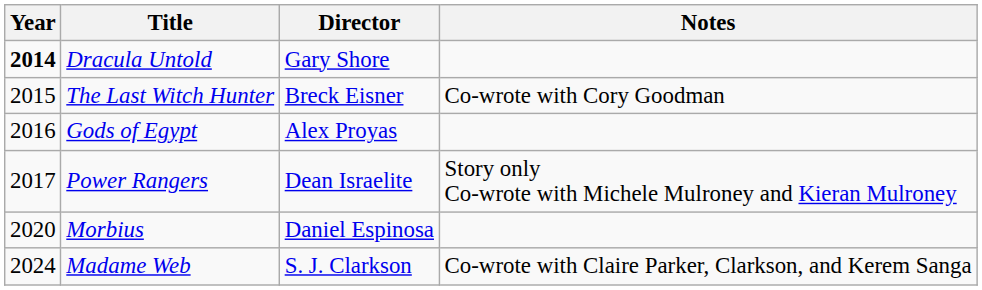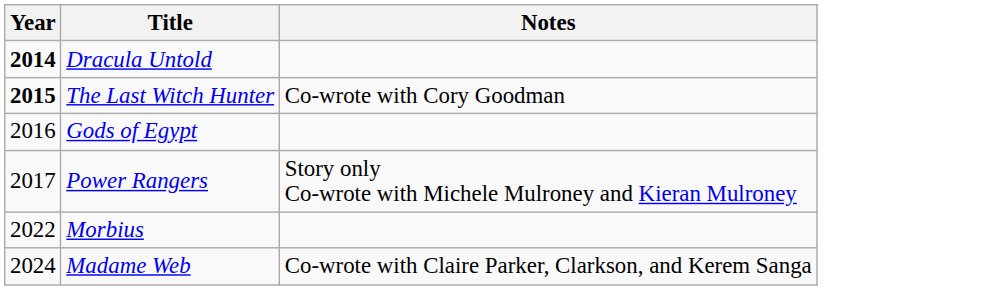- column: (359, 22)
(33, 95) normal -> (33, 95) bold
(33, 229) 2020 -> (33, 229) 2022
